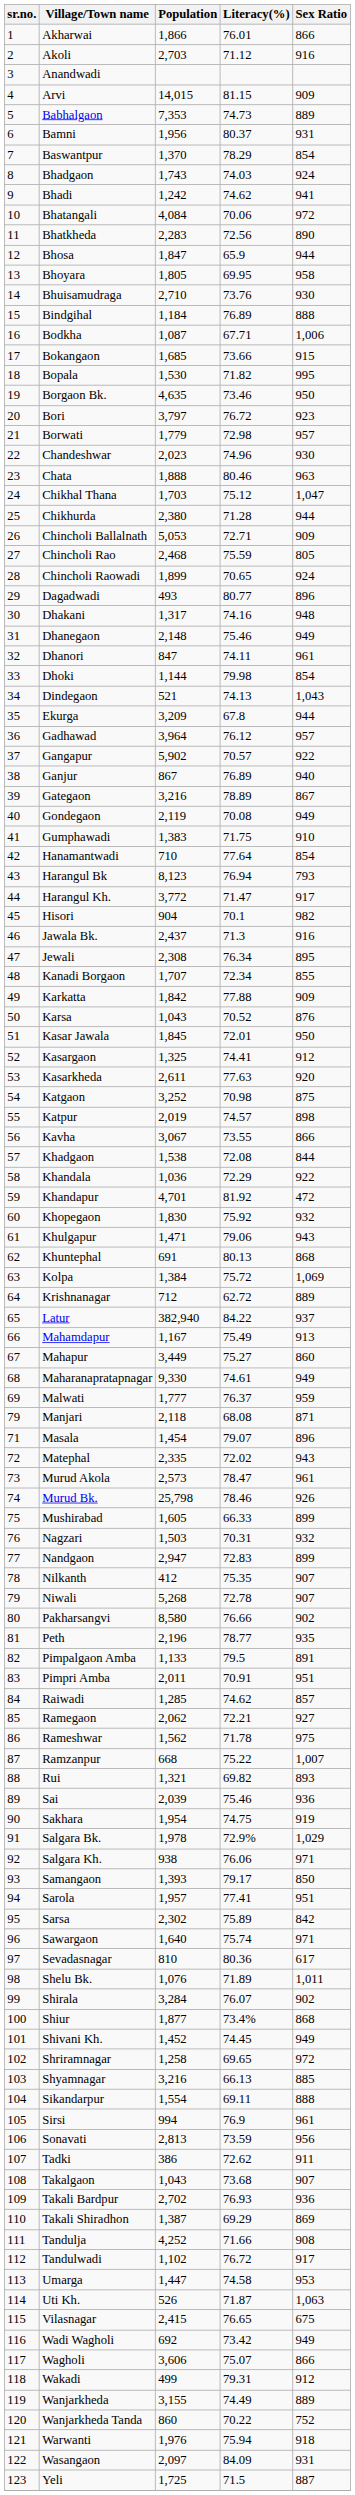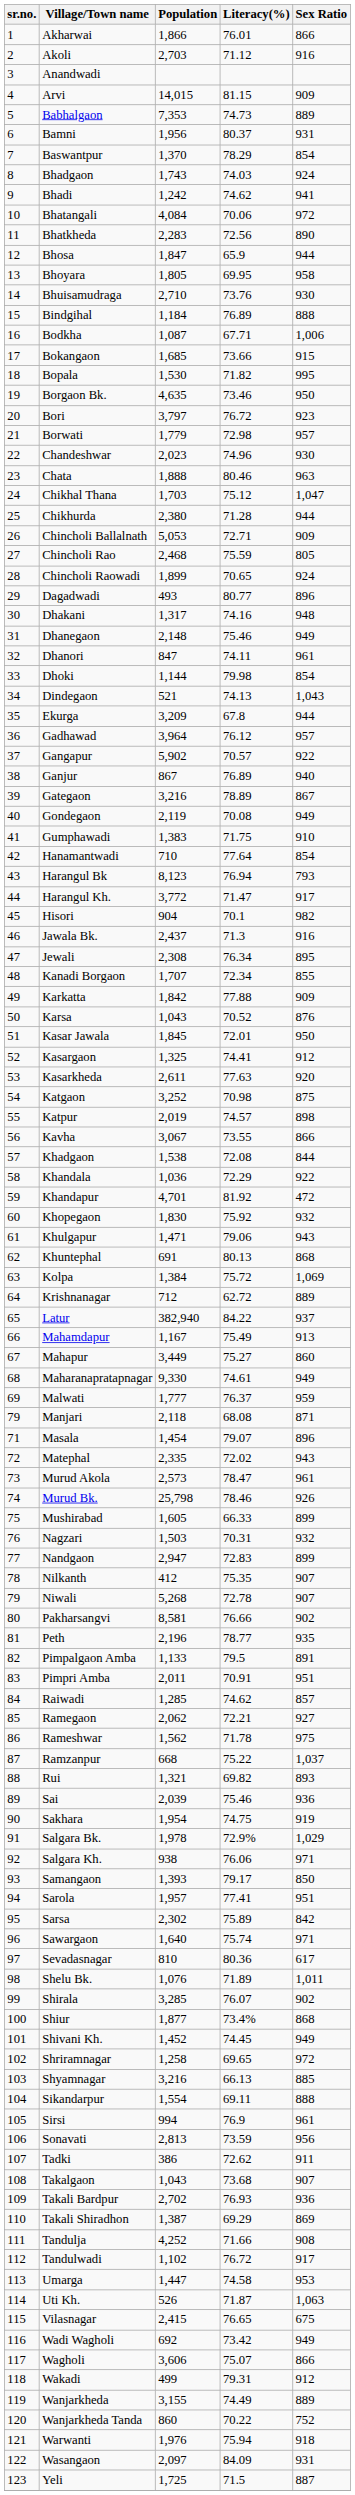(172, 1618) 8,580 -> (172, 1618) 8,581
(310, 1758) 1,007 -> (310, 1758) 1,037
(172, 1999) 3,284 -> (172, 1999) 3,285
